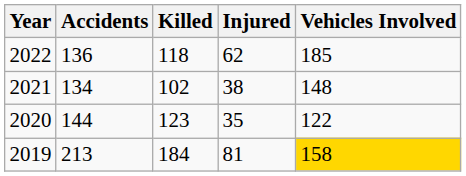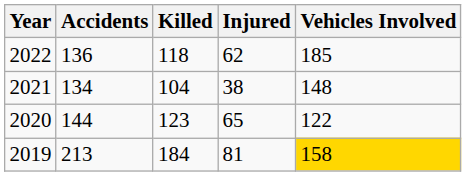(174, 87) 102 -> (174, 87) 104
(233, 120) 35 -> (233, 120) 65
